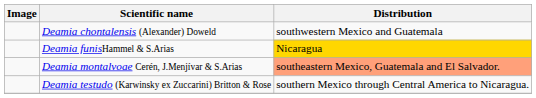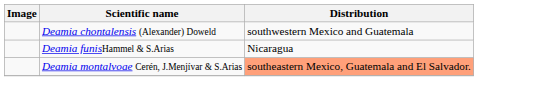(299, 48) gold background -> (270, 48) no background
- row: (157, 84)
